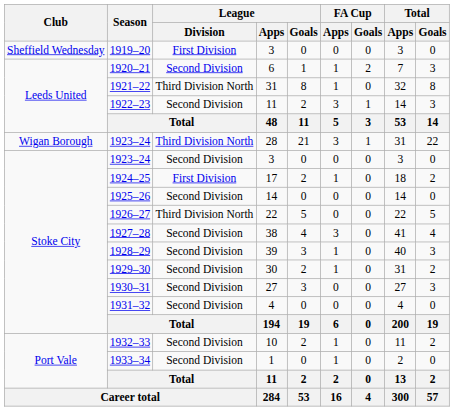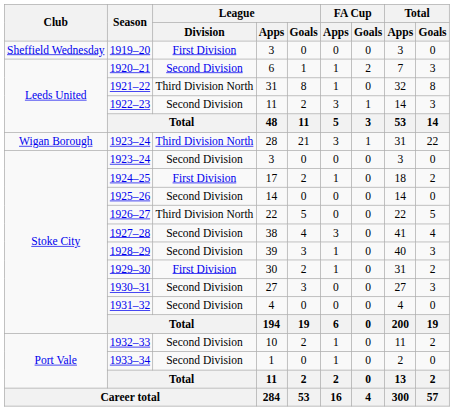(204, 269) Second Division -> (204, 269) First Division
